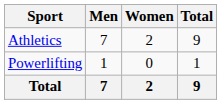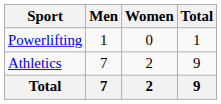rows swapped: (35, 39) <-> (45, 63)
